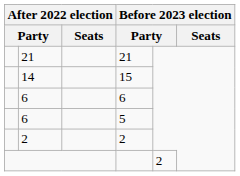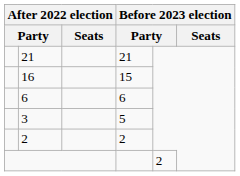(28, 77) 14 -> (28, 77) 16
(24, 118) 6 -> (24, 118) 3
